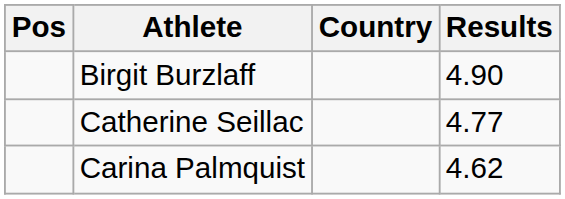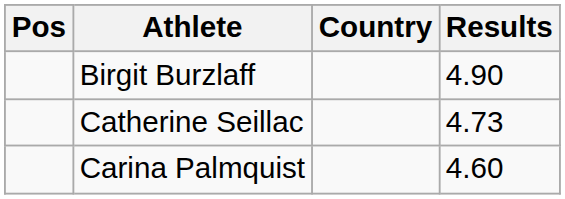(475, 121) 4.77 -> (475, 121) 4.73
(475, 168) 4.62 -> (475, 168) 4.60
